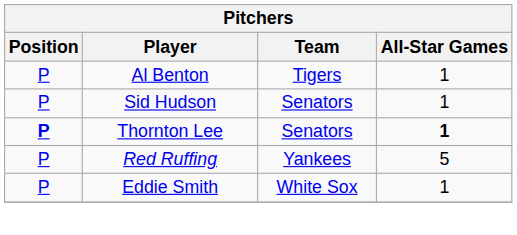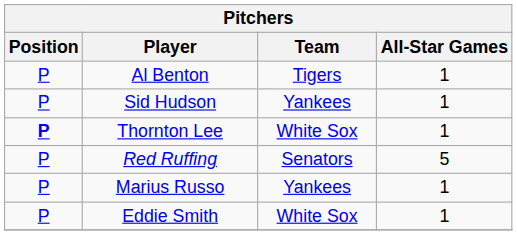(317, 103) Senators -> (317, 103) Yankees
(317, 131) Senators -> (317, 131) White Sox
(444, 131) bold -> (444, 131) normal
(317, 159) Yankees -> (317, 159) Senators
+ row: (170, 187)
